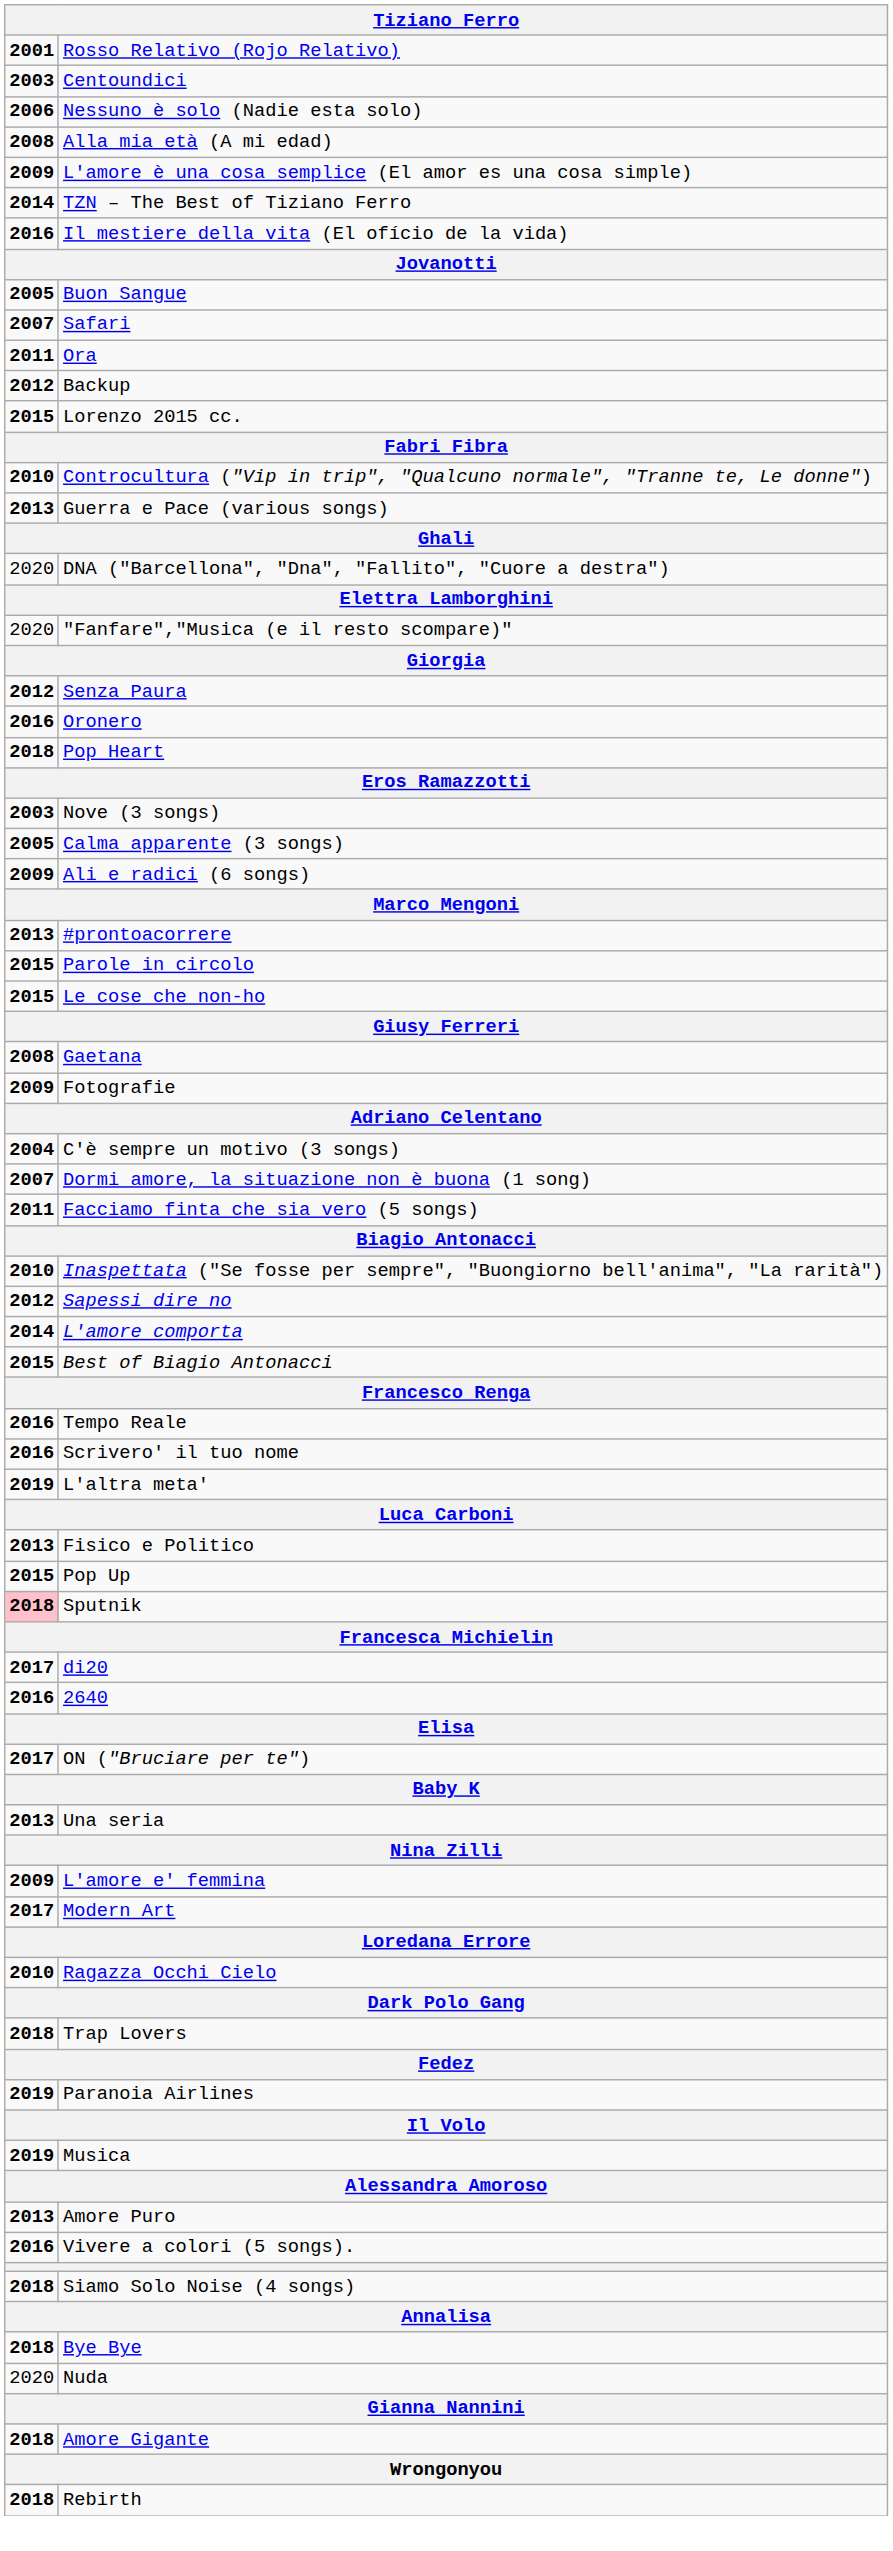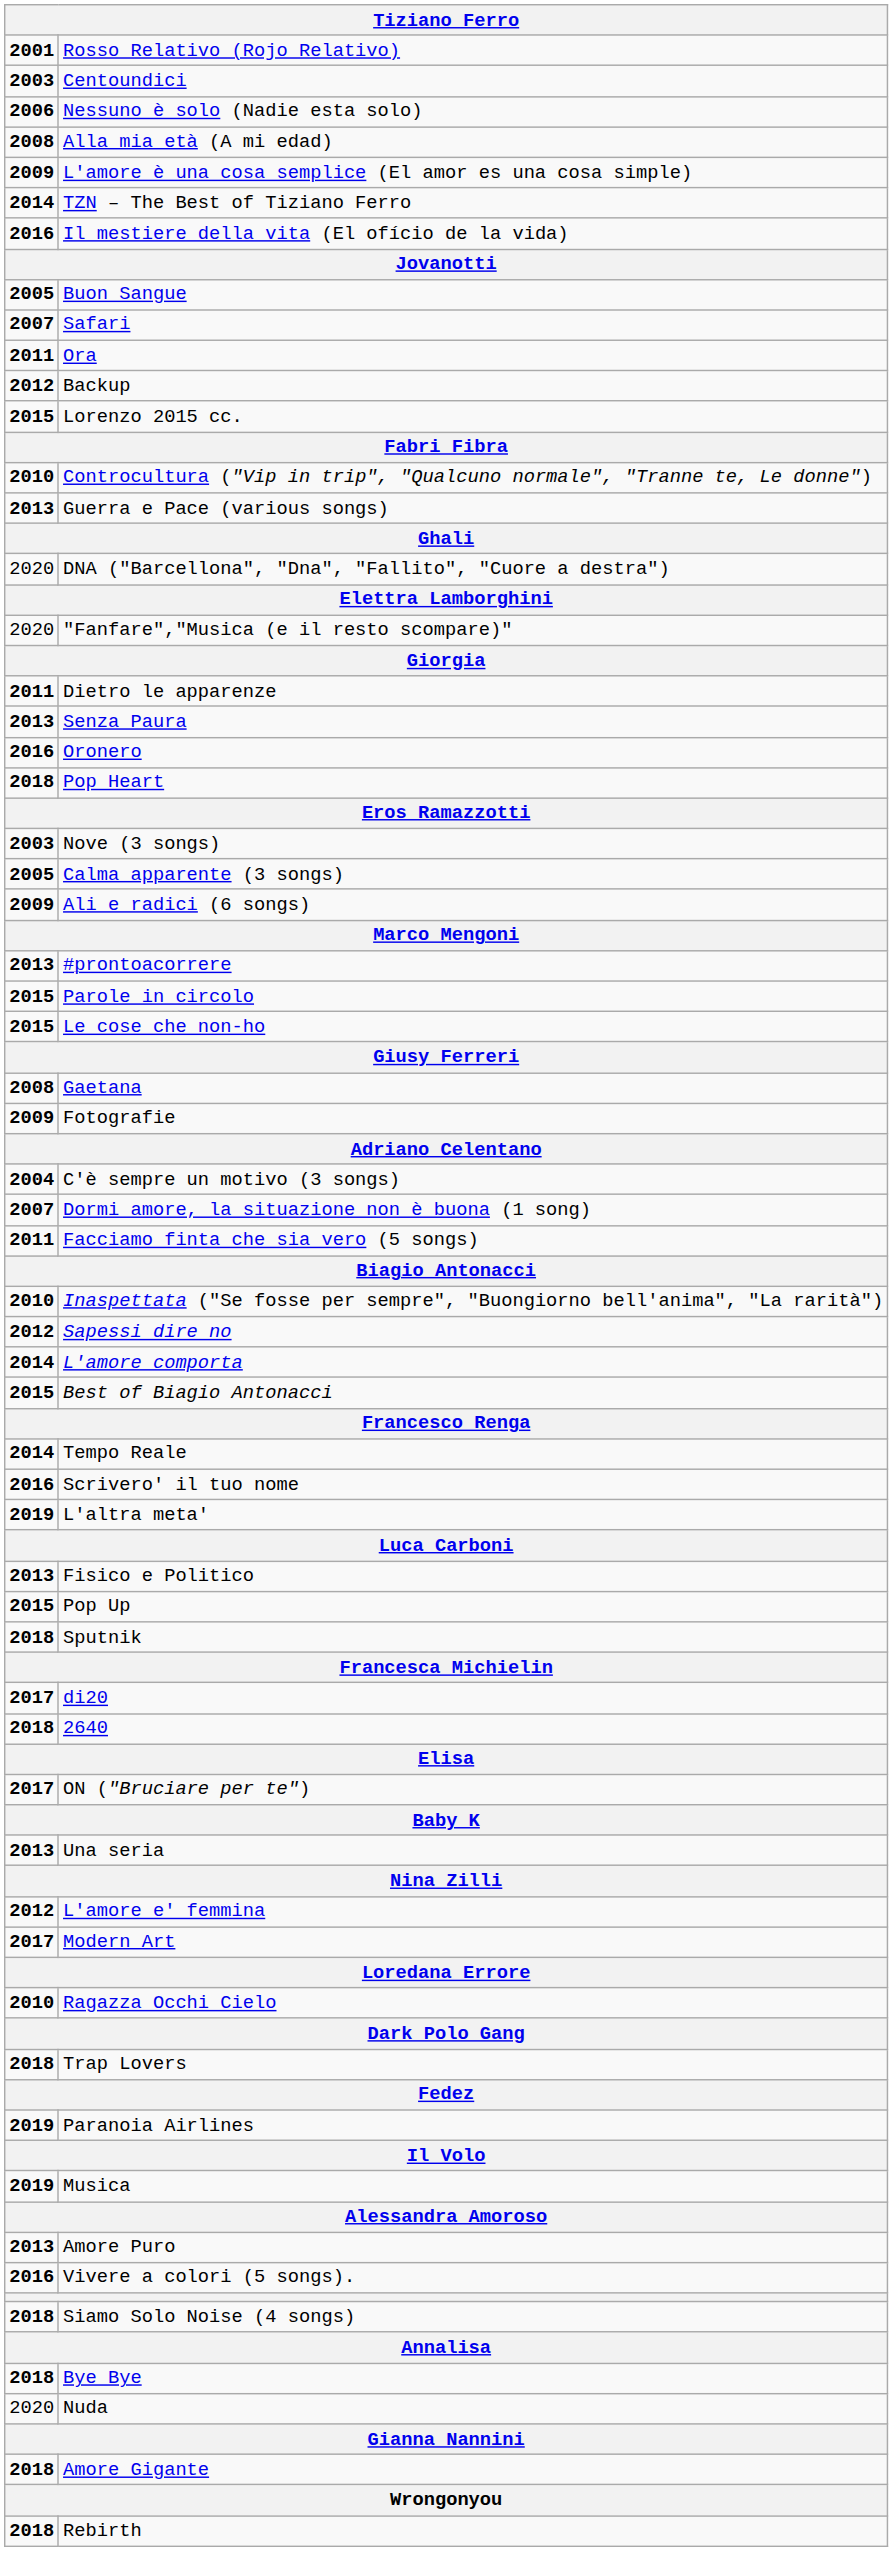+ row: (170, 691)
(32, 691) 2012 -> (32, 722) 2013
(32, 1423) 2016 -> (32, 1454) 2014
(32, 1606) pink background -> (32, 1637) no background
(32, 1698) 2016 -> (32, 1729) 2018
(32, 1881) 2009 -> (32, 1912) 2012
